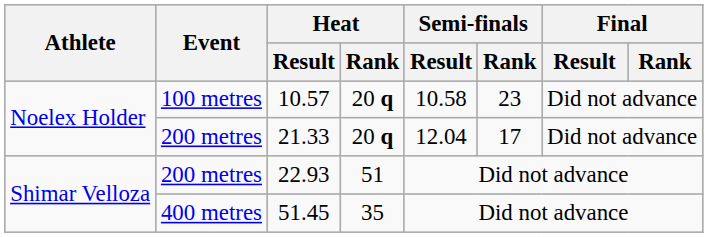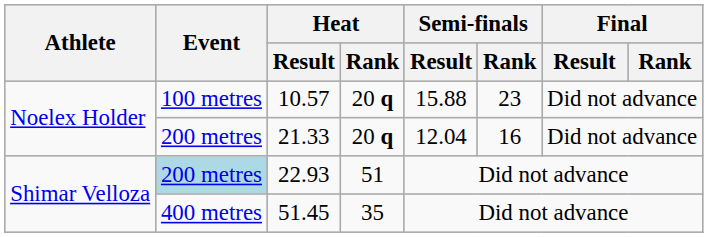(441, 99) 10.58 -> (441, 99) 15.88
(510, 137) 17 -> (510, 137) 16
(211, 174) no background -> (211, 174) lightblue background
